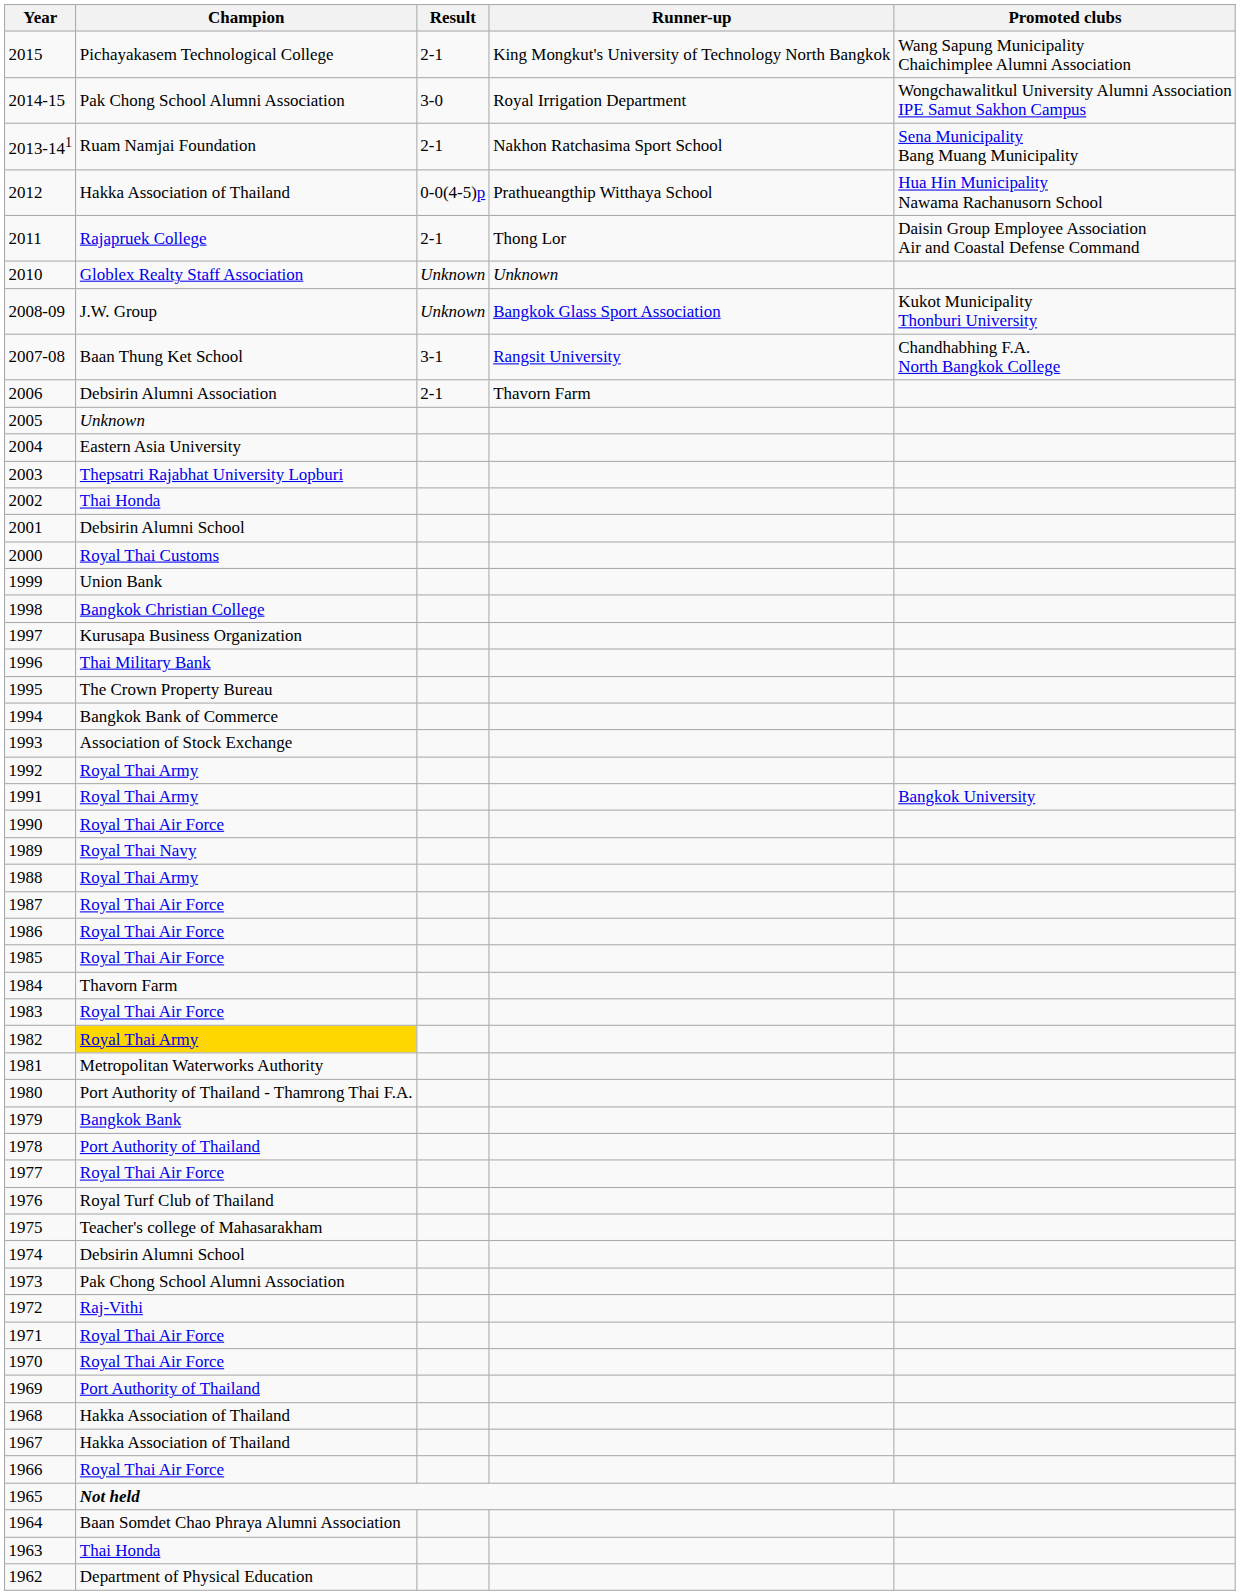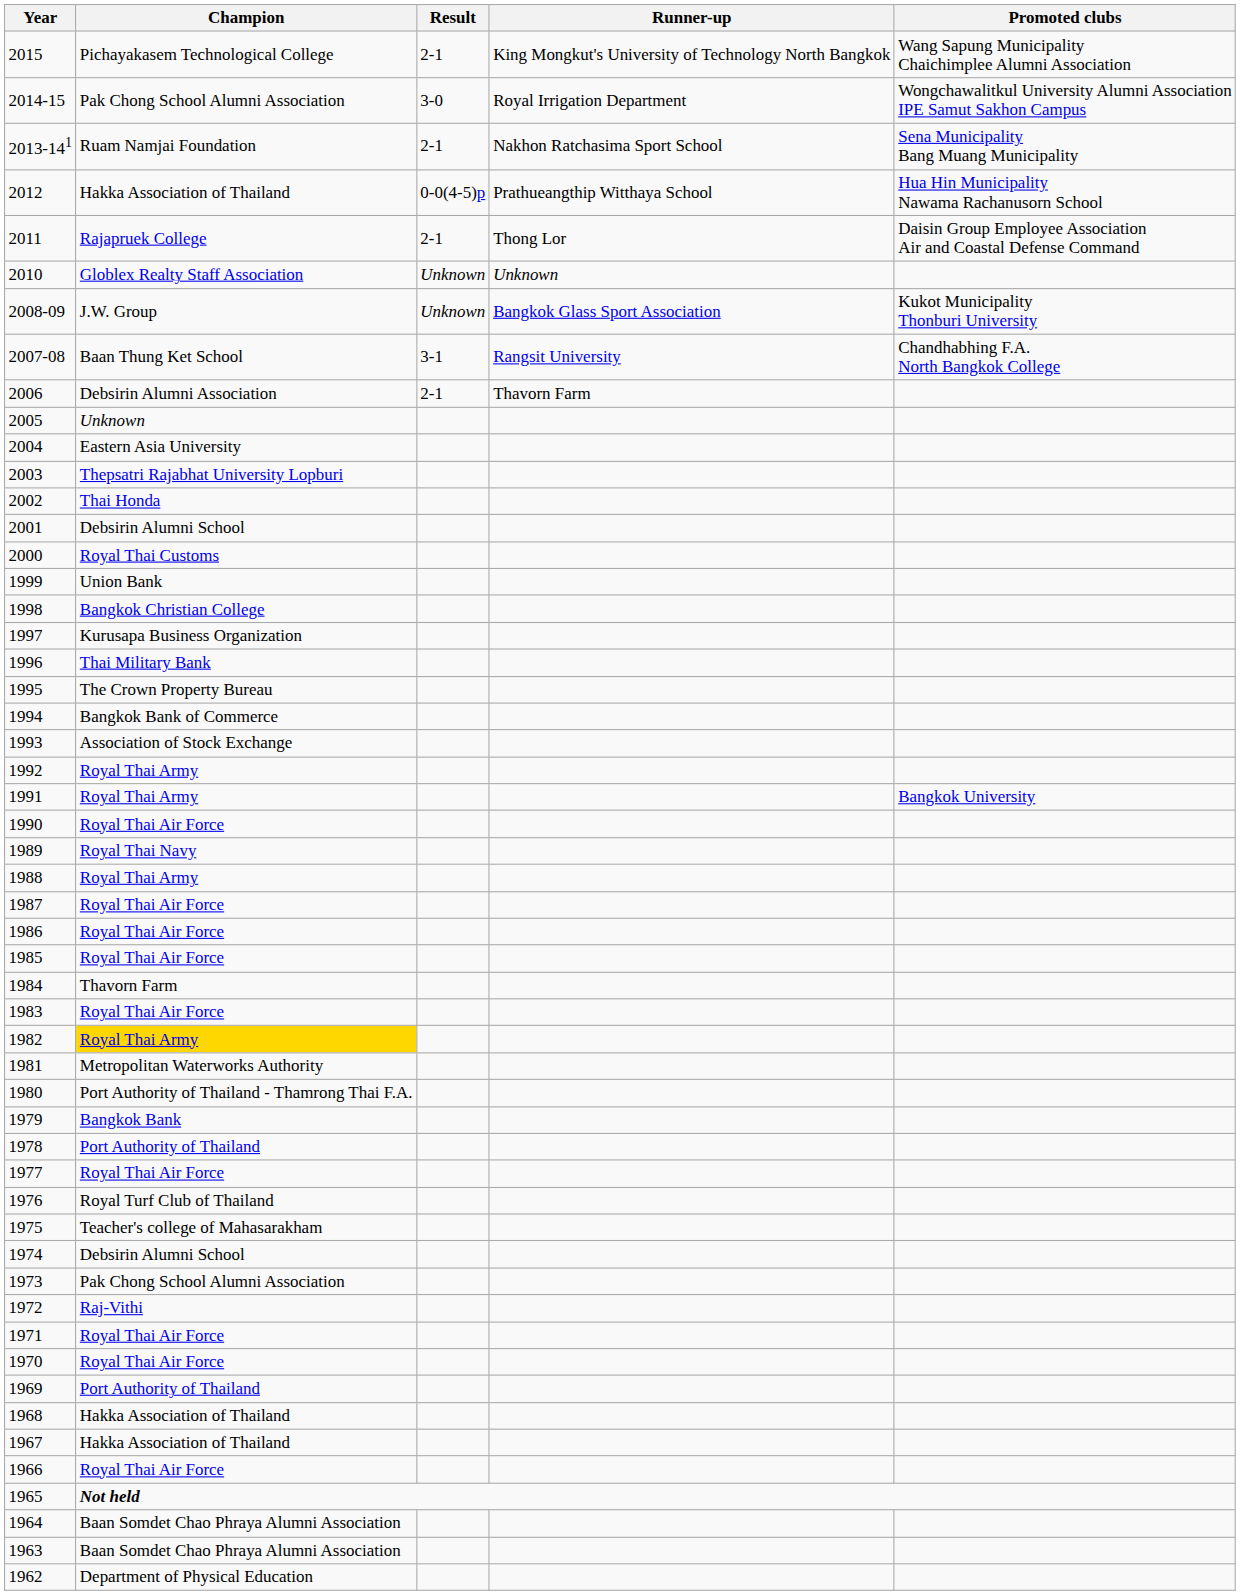(120, 1550) Thai Honda -> (240, 1550) Baan Somdet Chao Phraya Alumni Association
